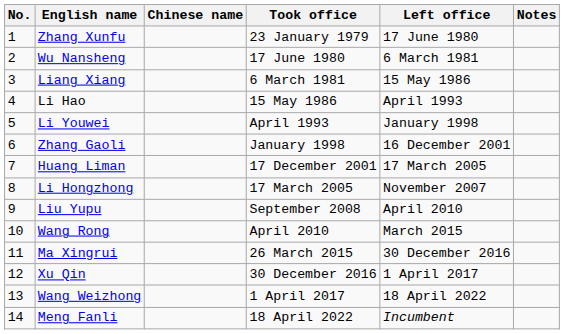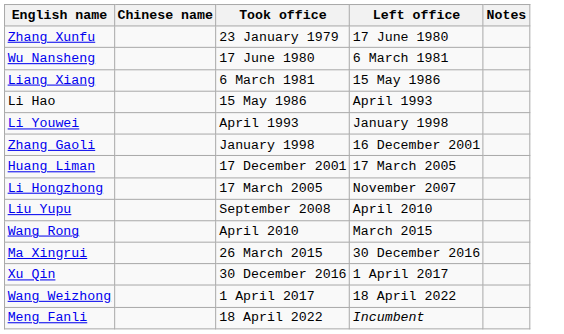- column: (20, 15)
